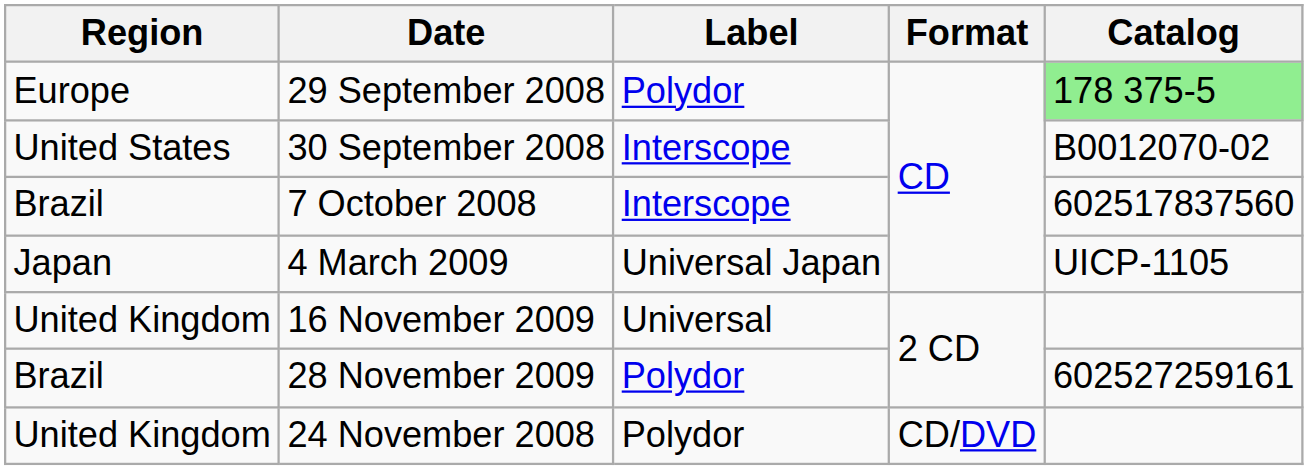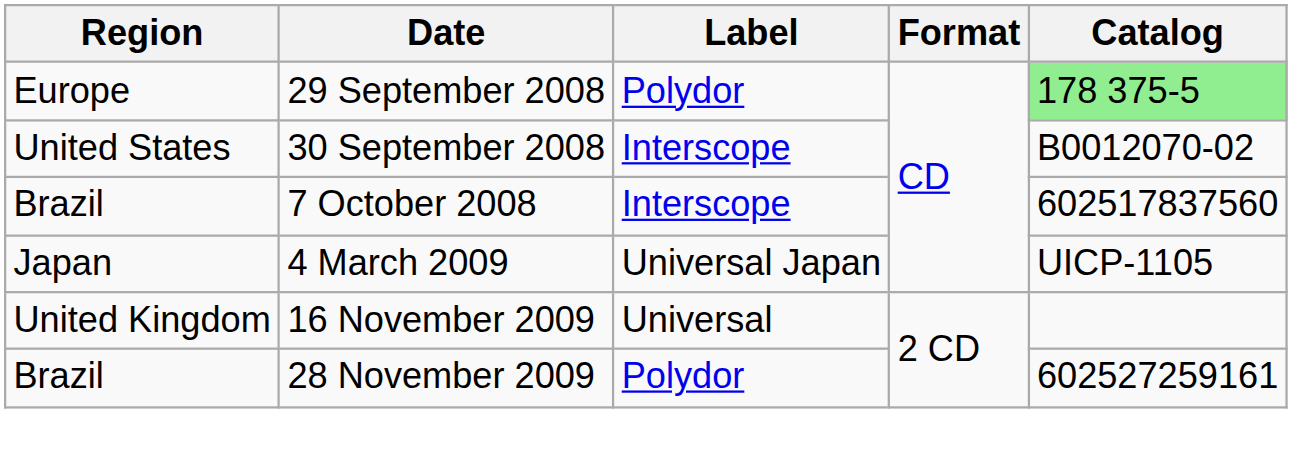- row: (441, 434)
